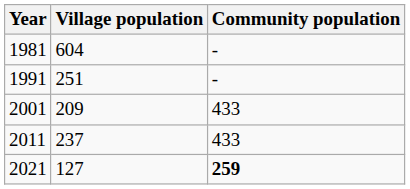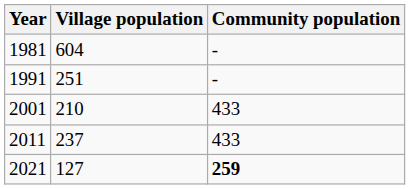(70, 109) 209 -> (70, 109) 210
